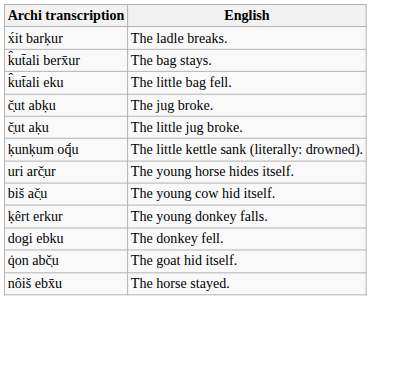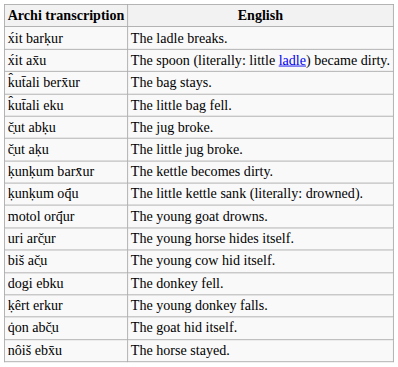+ row: (27, 60)
+ row: (51, 171)
+ row: (41, 216)
rows swapped: (35, 216) <-> (36, 238)
